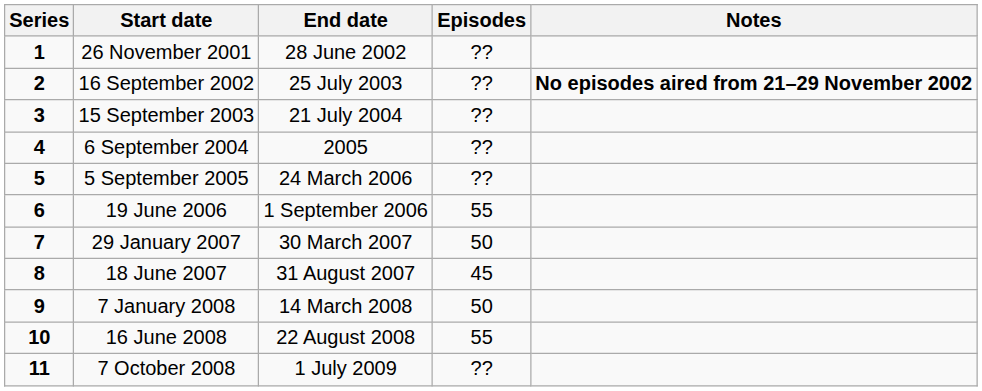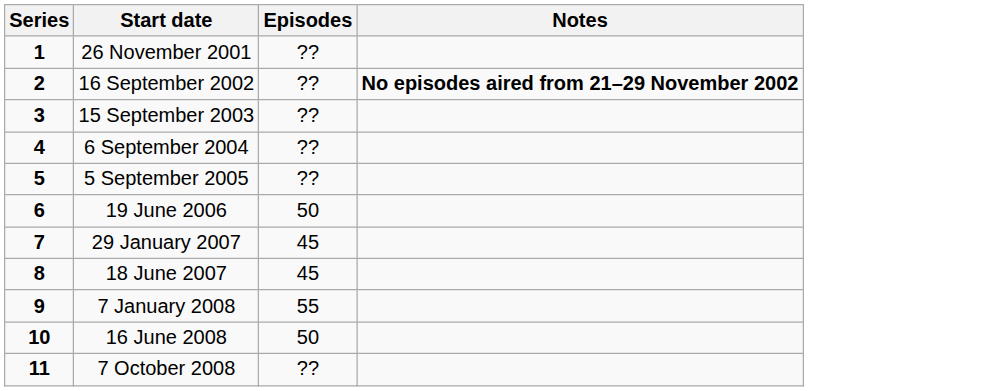- column: (346, 20)
(482, 210) 55 -> (308, 210) 50
(482, 242) 50 -> (308, 242) 45
(482, 305) 50 -> (308, 305) 55
(482, 337) 55 -> (308, 337) 50
